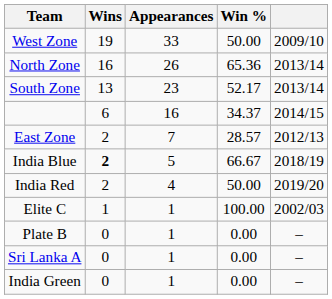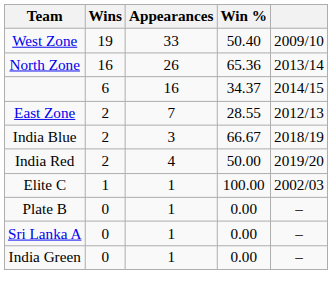(244, 40) 50.00 -> (244, 40) 50.40
- row: (45, 88)
(244, 137) 28.57 -> (244, 112) 28.55
(105, 161) bold -> (105, 137) normal
(171, 161) 5 -> (171, 137) 3
